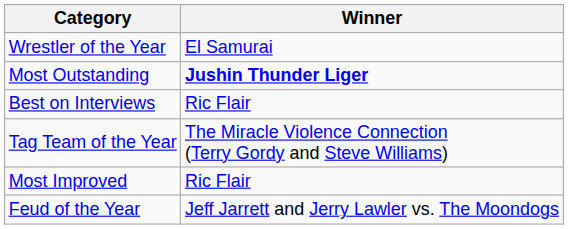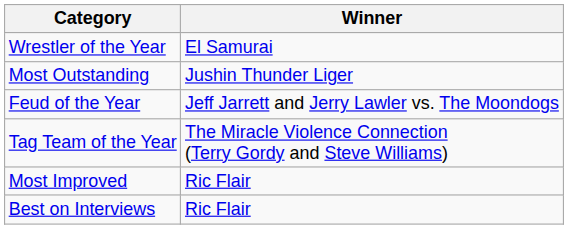(277, 75) bold -> (269, 75) normal
rows swapped: (74, 209) <-> (82, 103)
